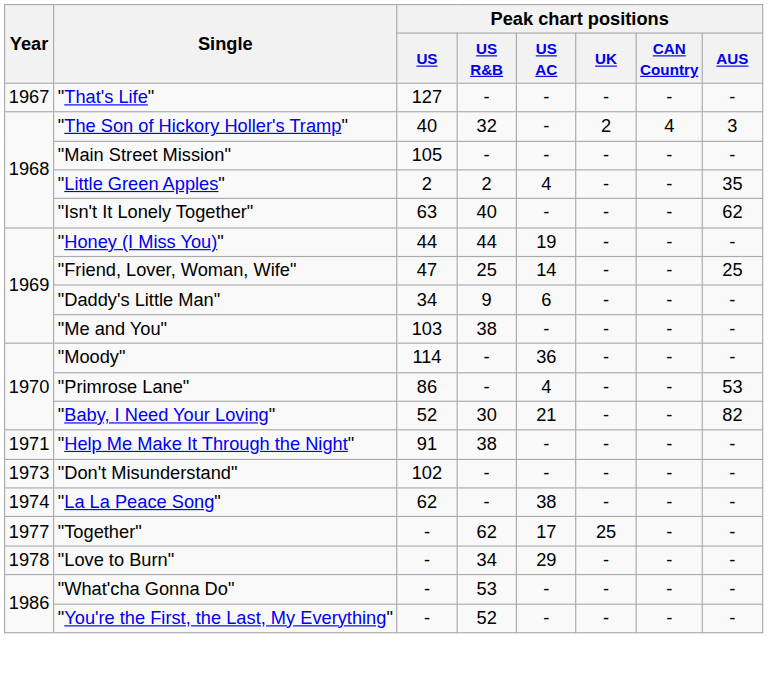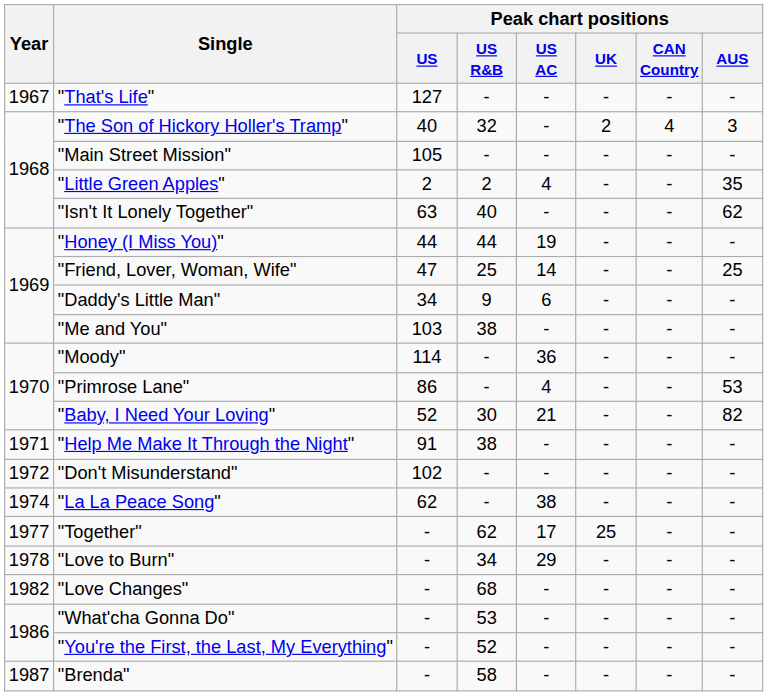(29, 473) 1973 -> (29, 473) 1972
+ row: (123, 589)
+ row: (94, 675)
